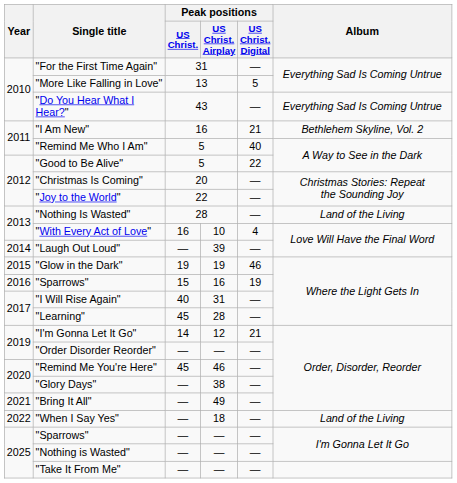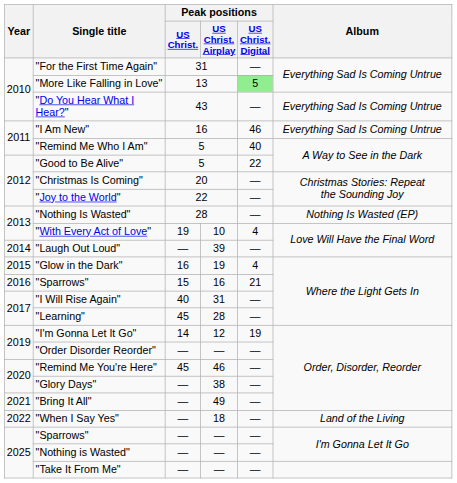(255, 83) no background -> (255, 83) lightgreen background
(255, 129) 21 -> (255, 129) 46
(362, 129) Bethlehem Skyline, Vol. 2 -> (362, 129) Everything Sad Is Coming Untrue
(362, 214) Land of the Living -> (362, 214) Nothing Is Wasted (EP)
(183, 231) 16 -> (183, 231) 19
(183, 265) 19 -> (183, 265) 16
(255, 265) 46 -> (255, 265) 4
(255, 282) 19 -> (255, 282) 21
(255, 333) 21 -> (255, 333) 19
